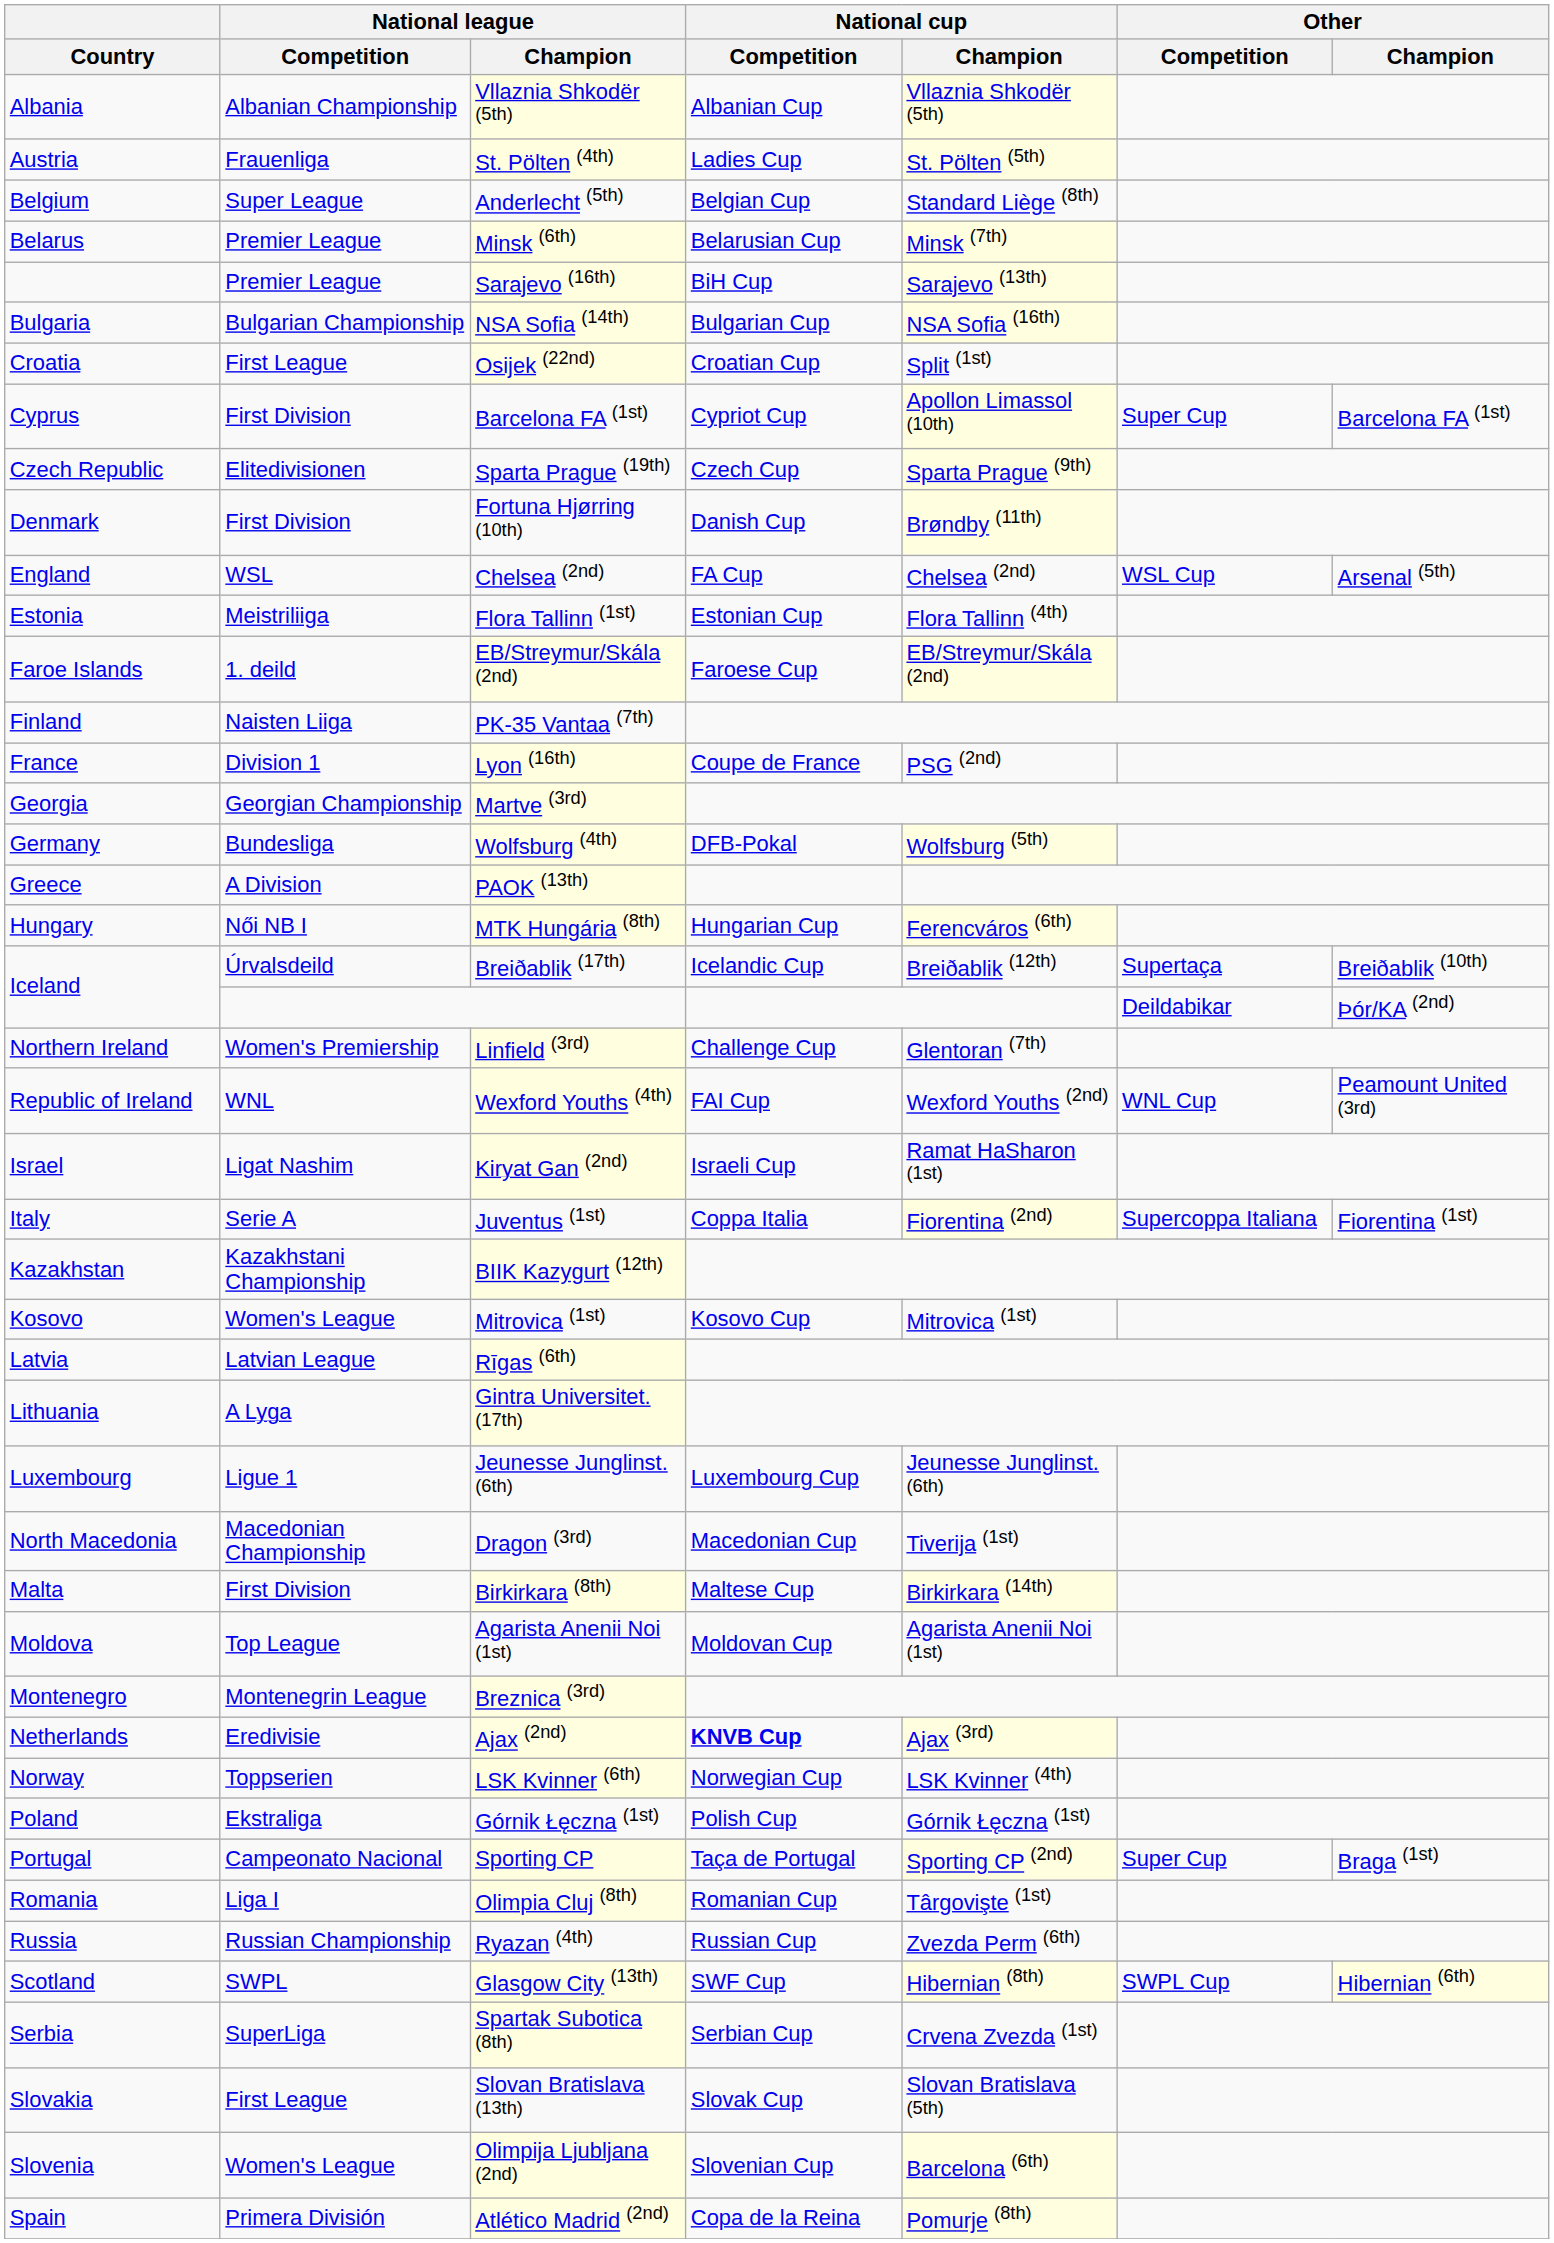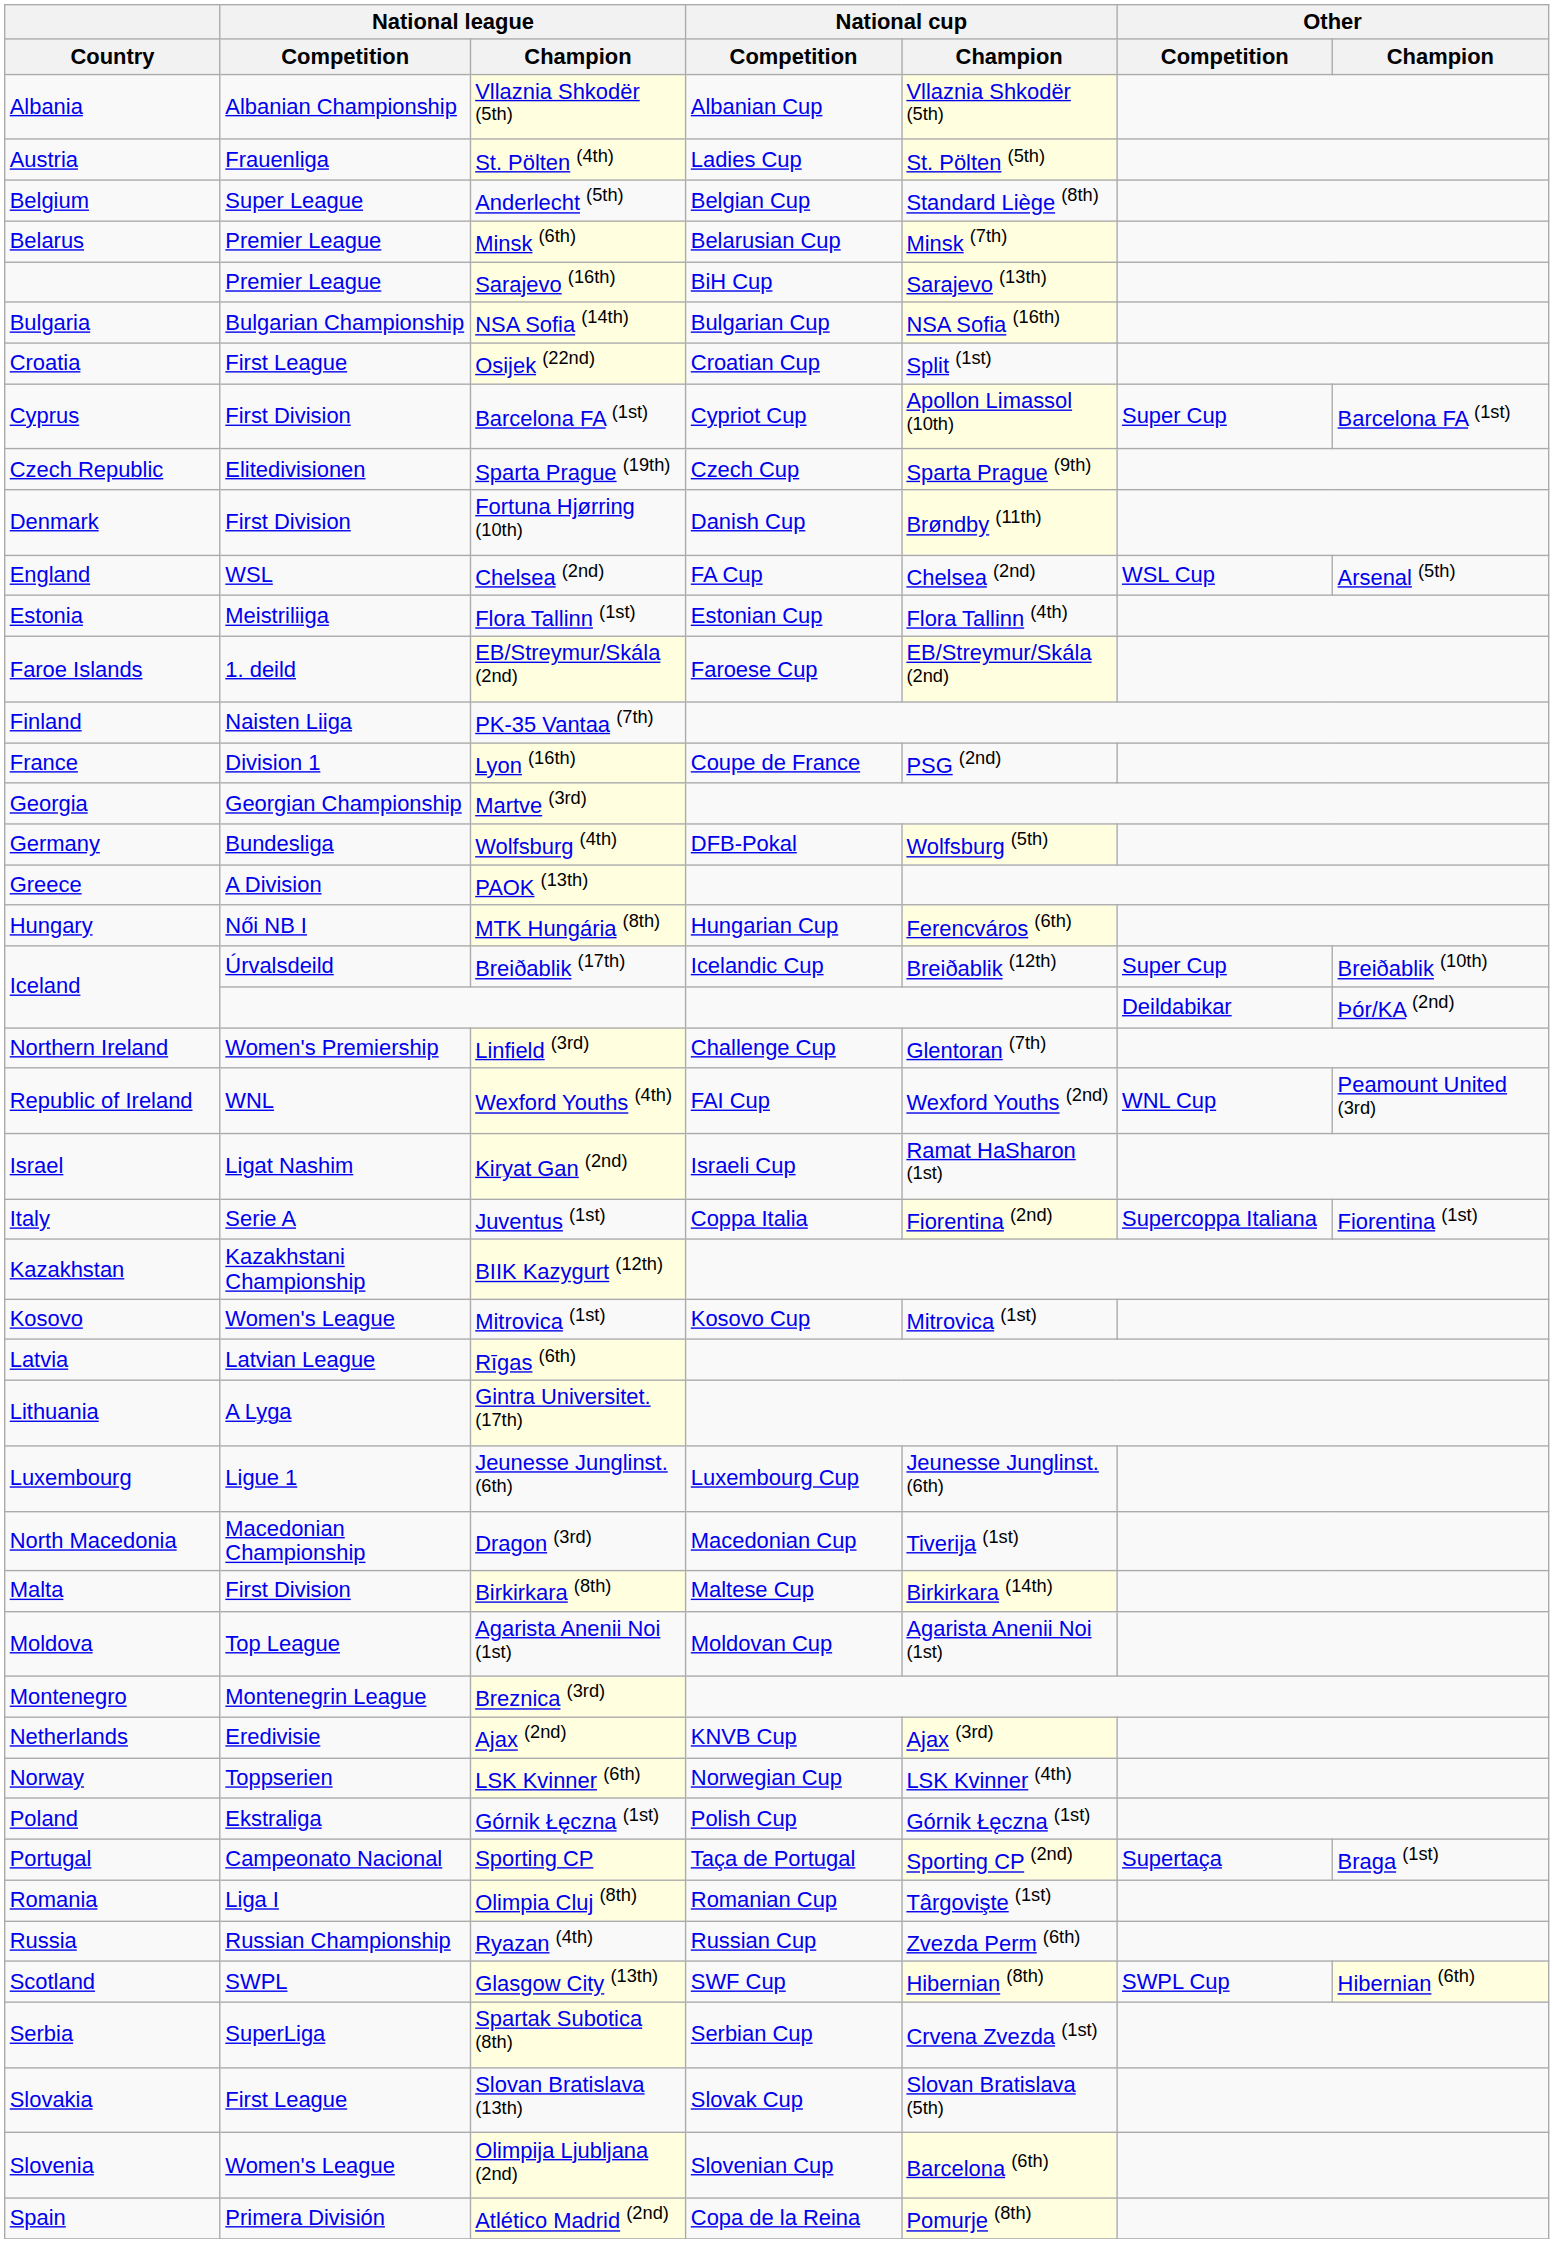(1172, 966) Supertaça -> (1174, 966) Super Cup
(746, 1737) bold -> (744, 1737) normal
(1174, 1859) Super Cup -> (1172, 1859) Supertaça
